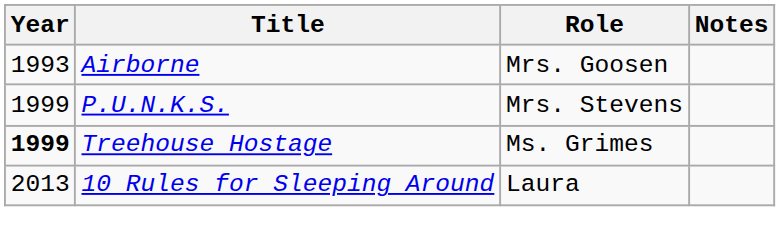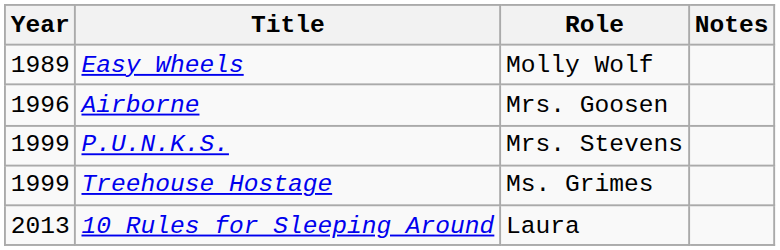+ row: (163, 65)
(40, 65) 1993 -> (40, 105) 1996
(40, 145) bold -> (40, 185) normal
